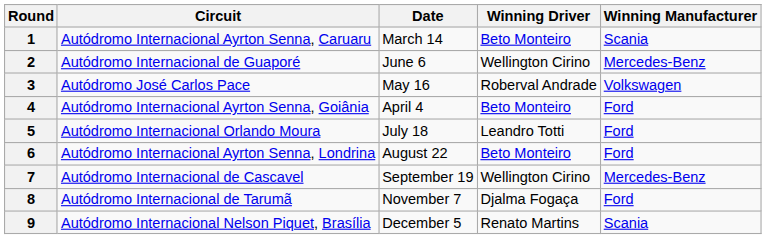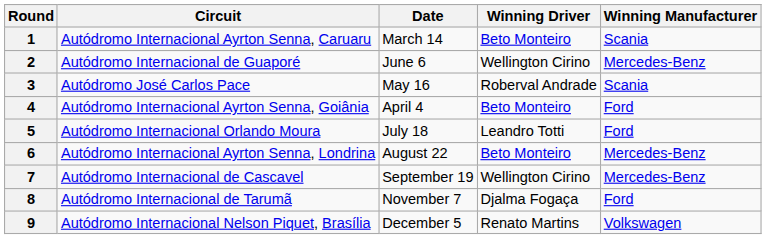(643, 84) Volkswagen -> (626, 84) Scania
(619, 153) Ford -> (655, 153) Mercedes-Benz
(626, 222) Scania -> (643, 222) Volkswagen
